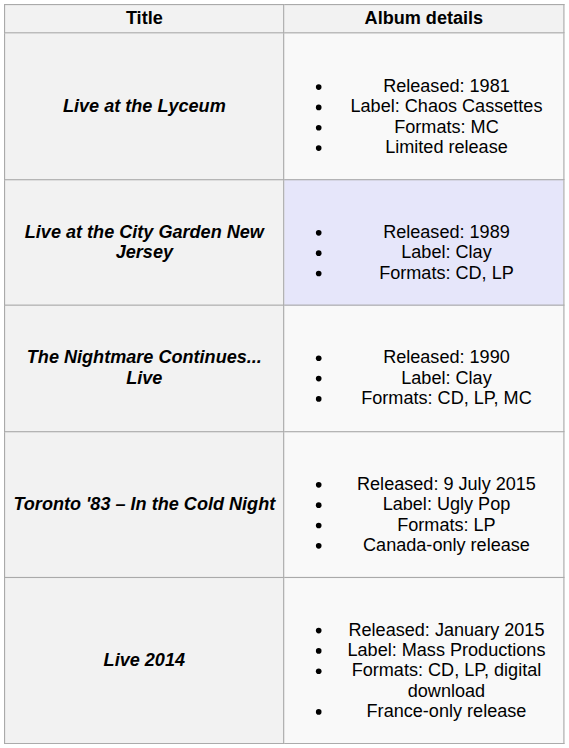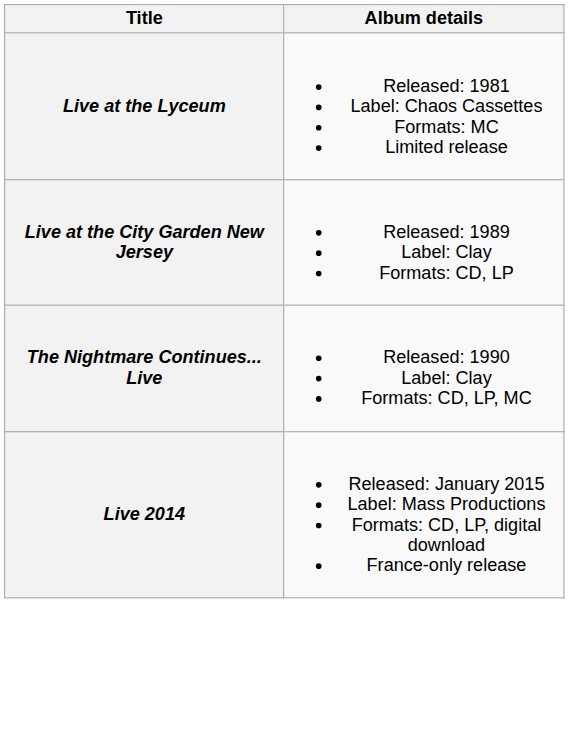(424, 253) lavender background -> (424, 253) no background
- row: (144, 504)
